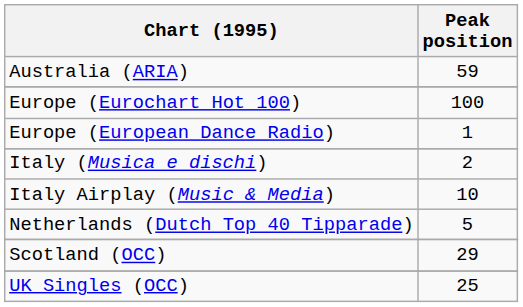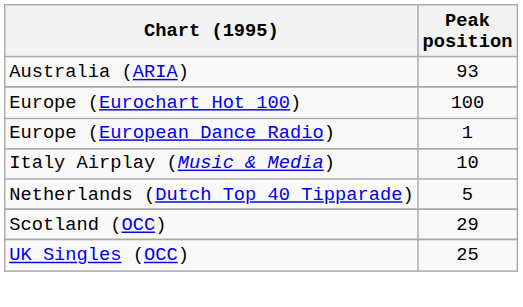(467, 72) 59 -> (467, 72) 93
- row: (138, 164)
